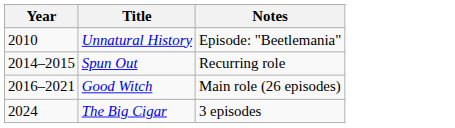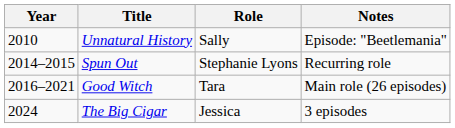+ column: (248, 16)
